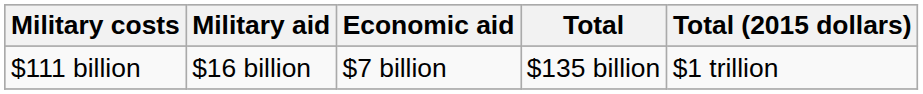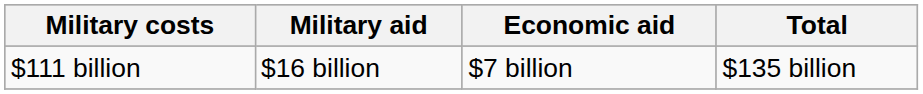- column: (792, 25)
